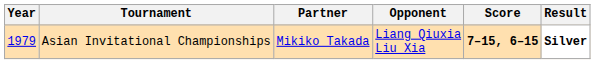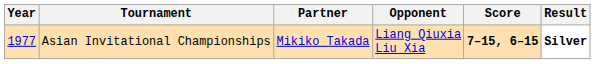(22, 41) 1979 -> (22, 41) 1977
